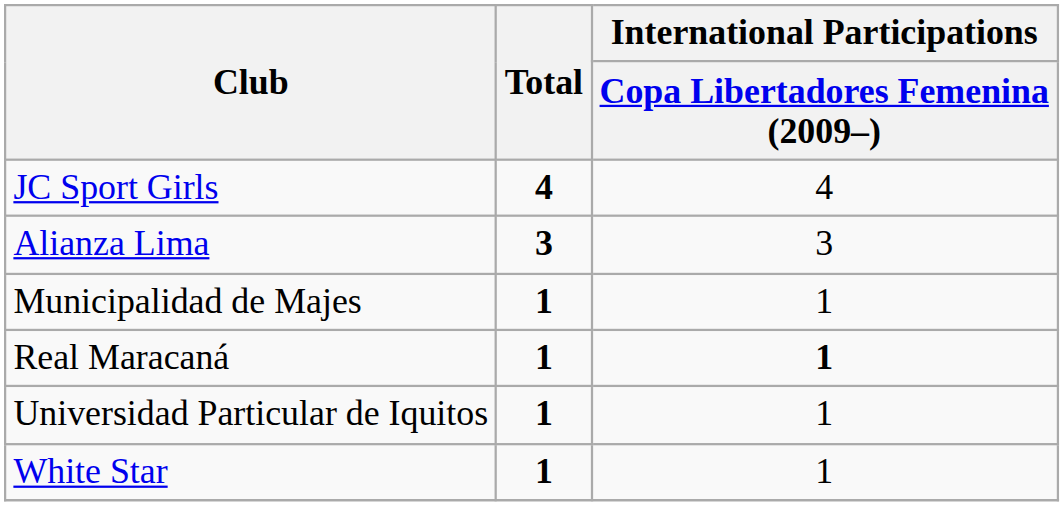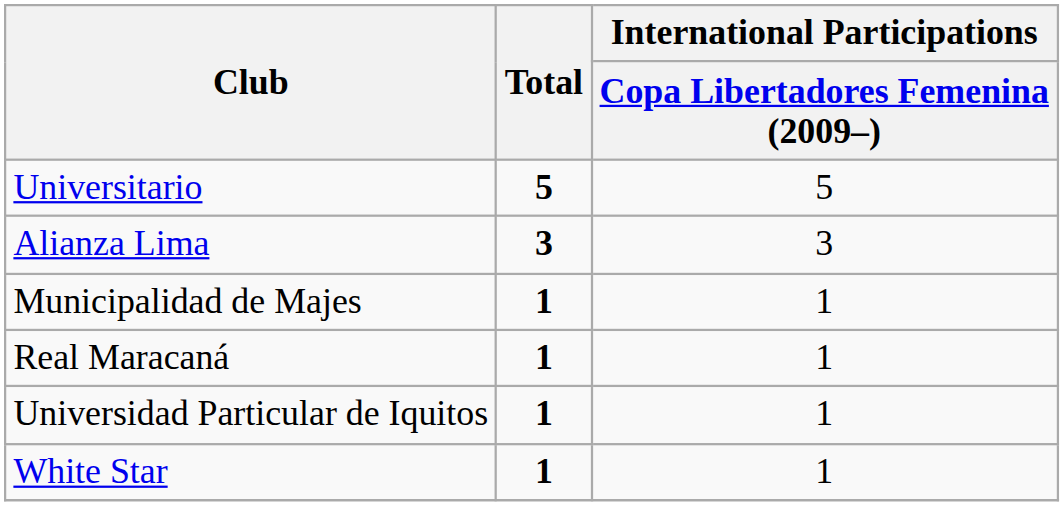+ row: (108, 186)
- row: (116, 186)
(824, 357) bold -> (824, 357) normal
